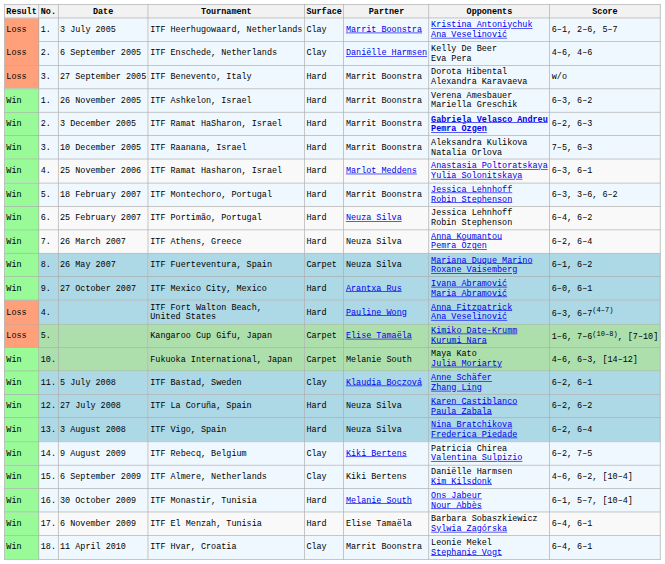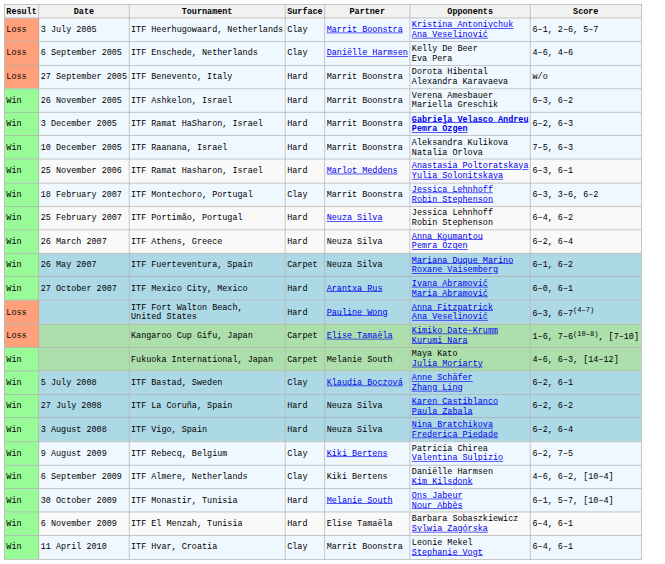- column: (48, 11)
(317, 195) Hard -> (297, 195) Clay
